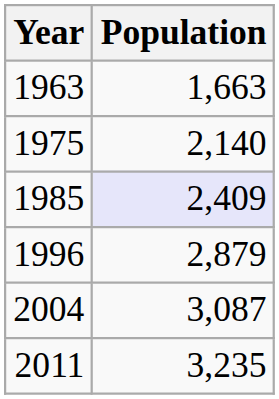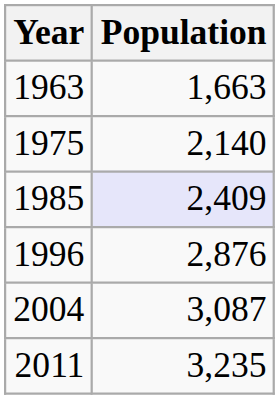(227, 254) 2,879 -> (227, 254) 2,876
